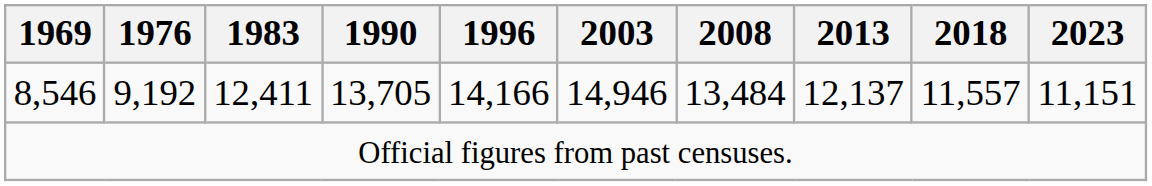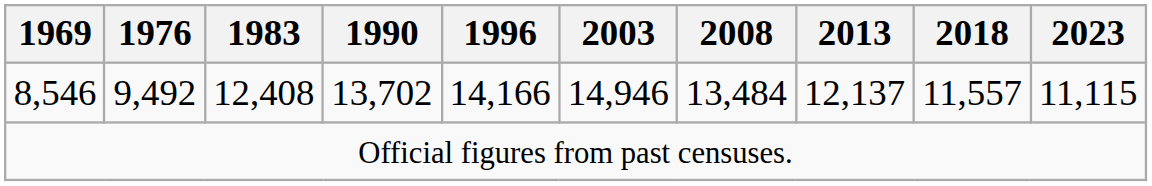(155, 92) 9,192 -> (155, 92) 9,492
(263, 92) 12,411 -> (264, 92) 12,408
(381, 92) 13,705 -> (382, 92) 13,702
(1087, 92) 11,151 -> (1088, 92) 11,115
